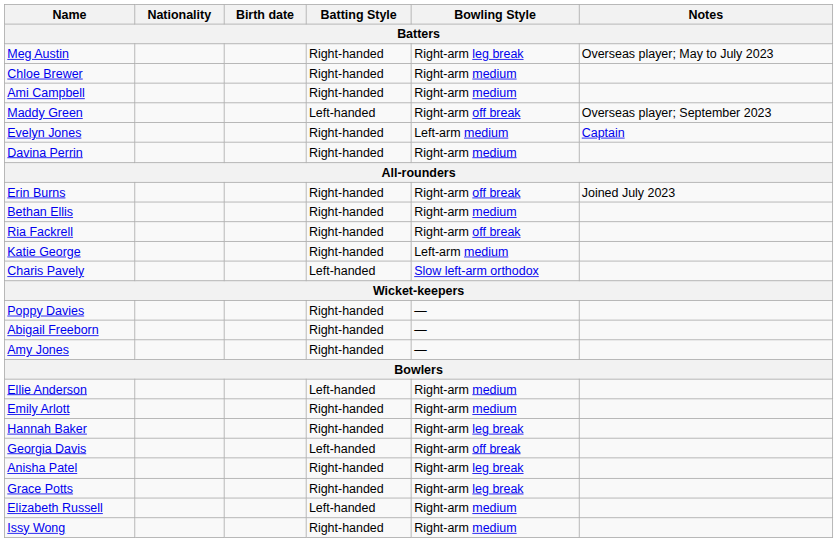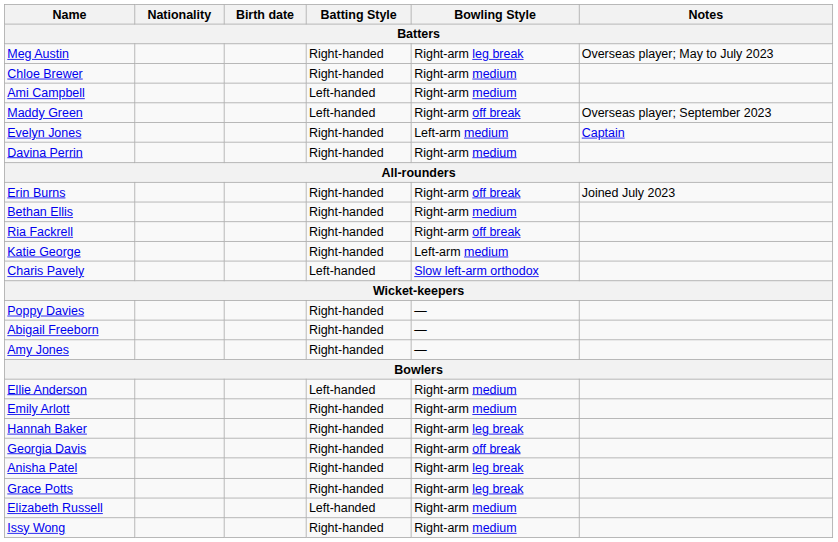(346, 93) Right-handed -> (342, 93) Left-handed
(342, 449) Left-handed -> (346, 449) Right-handed
